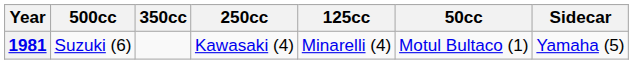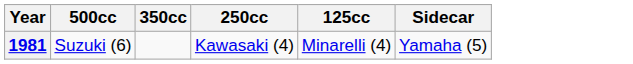- column: (464, 18)
